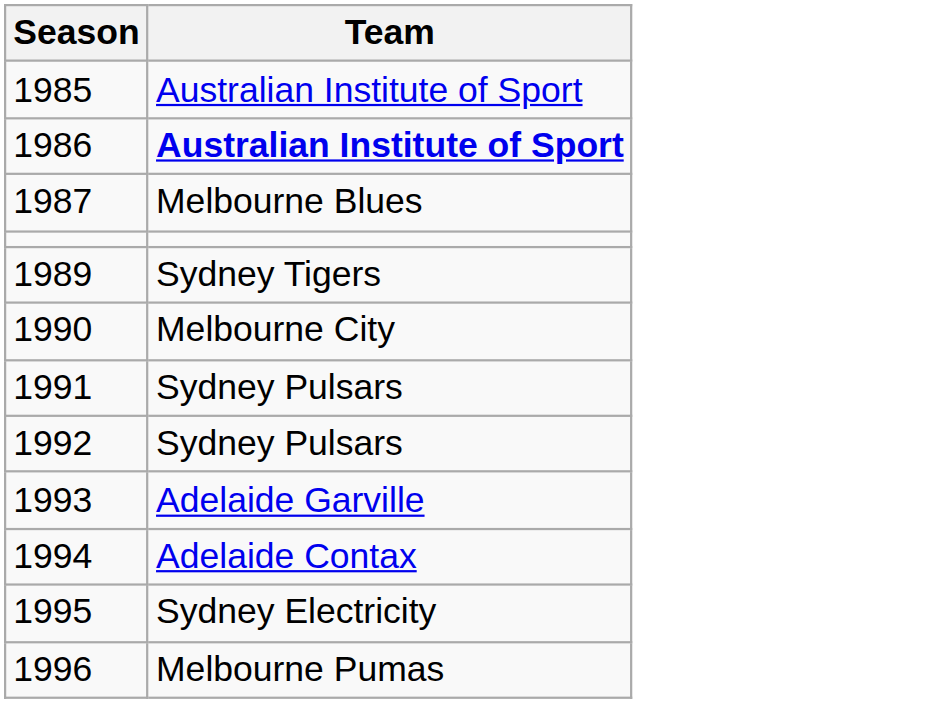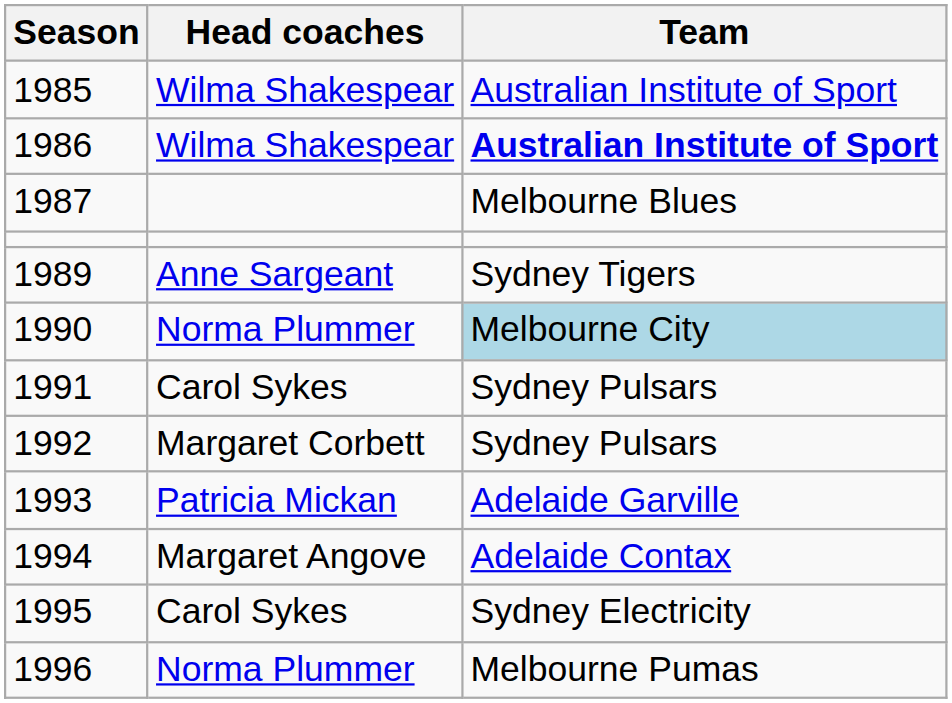+ column: (305, 32)
(275, 330) no background -> (590, 330) lightblue background
